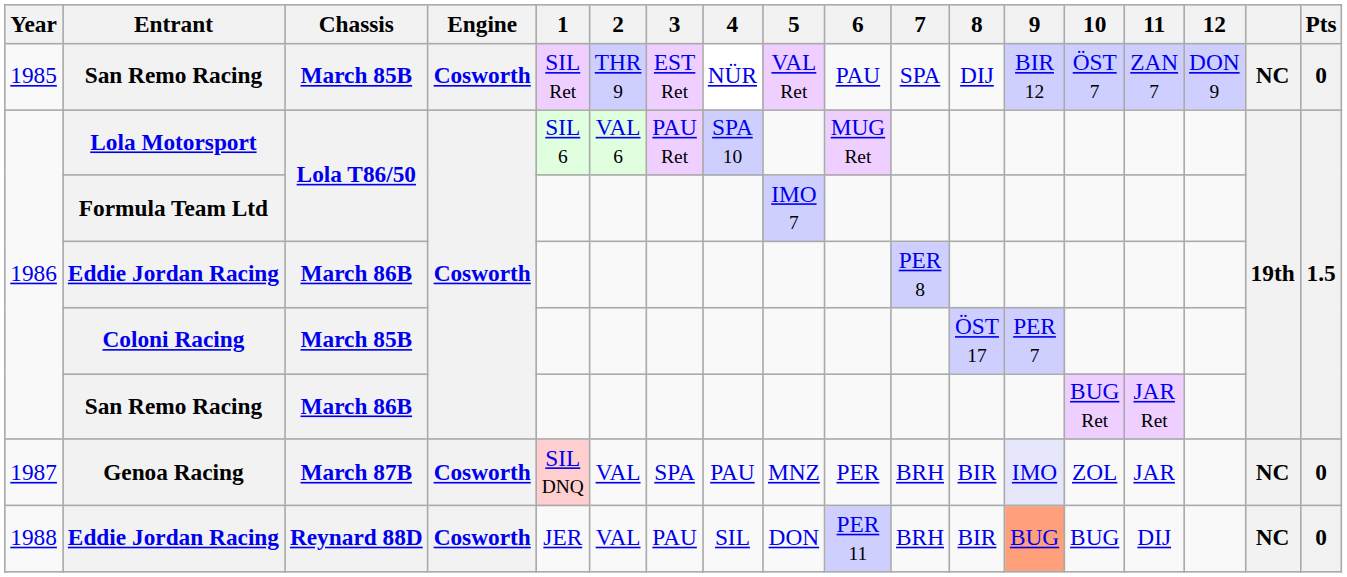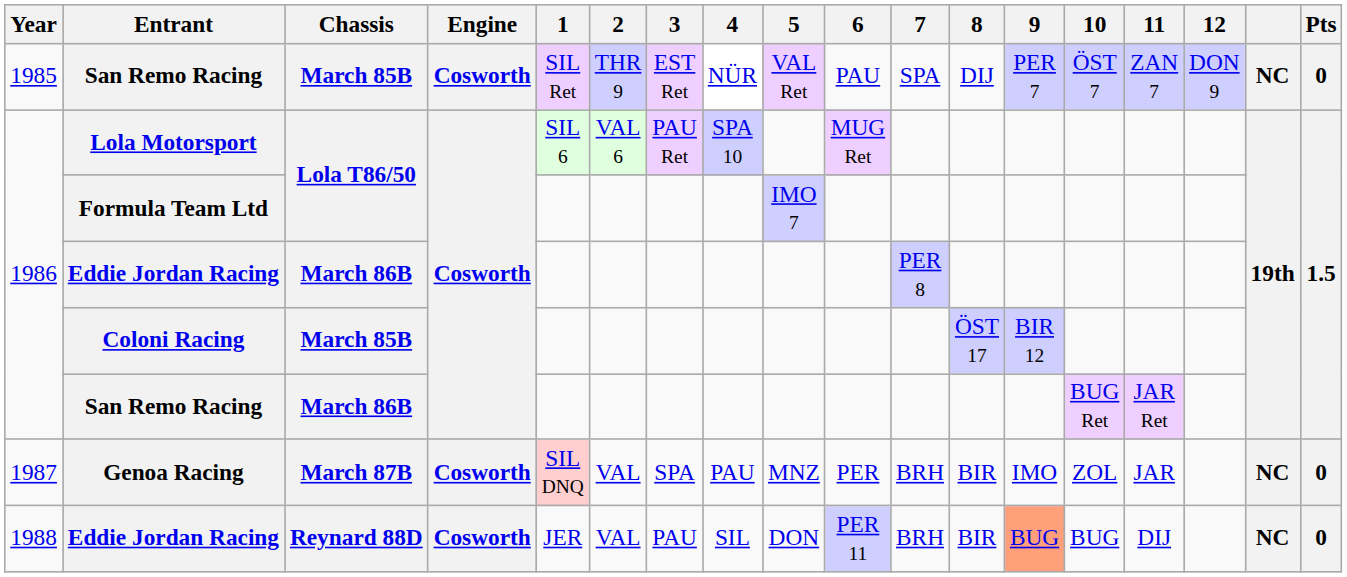(1035, 76) BIR 12 -> (1035, 76) PER 7
(1035, 340) PER 7 -> (1035, 340) BIR 12
(1035, 472) lavender background -> (1035, 472) no background
